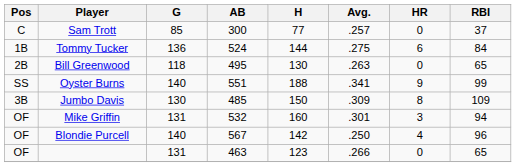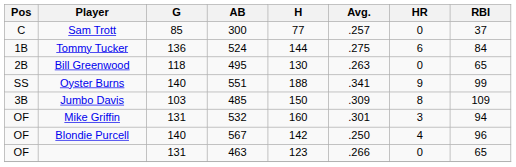(177, 100) 130 -> (177, 100) 103
